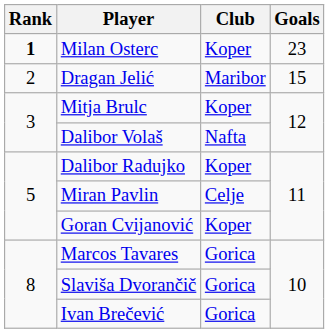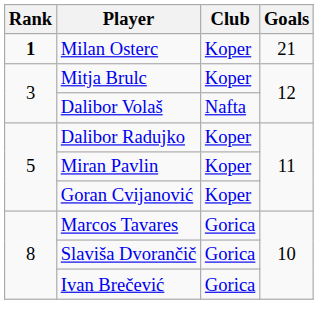(297, 48) 23 -> (287, 48) 21
- row: (107, 78)
(224, 195) Celje -> (228, 166) Koper
